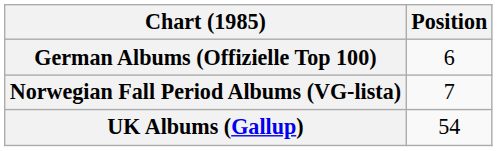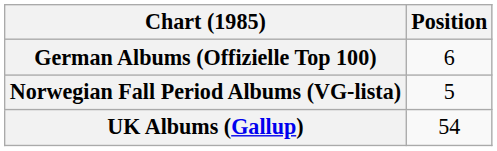(449, 92) 7 -> (449, 92) 5
